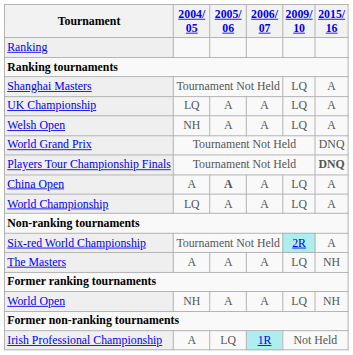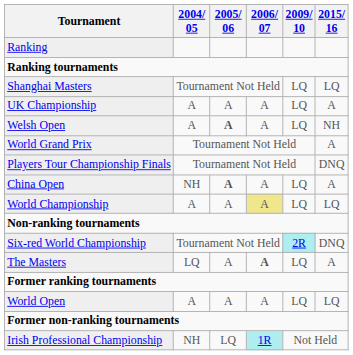(332, 86) A -> (332, 86) LQ
(192, 105) LQ -> (192, 105) A
(192, 125) NH -> (192, 125) A
(228, 125) normal -> (228, 125) bold
(332, 125) A -> (332, 125) NH
(332, 144) DNQ -> (332, 144) A
(332, 164) bold -> (332, 164) normal
(192, 183) A -> (192, 183) NH
(192, 203) LQ -> (192, 203) A
(265, 203) no background -> (265, 203) khaki background
(332, 203) A -> (332, 203) LQ
(332, 242) A -> (332, 242) DNQ
(192, 262) A -> (192, 262) LQ
(265, 262) normal -> (265, 262) bold
(332, 262) NH -> (332, 262) A
(192, 301) NH -> (192, 301) A
(332, 301) NH -> (332, 301) LQ
(192, 340) A -> (192, 340) NH
